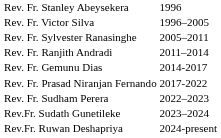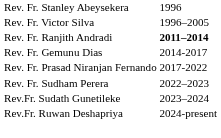- row: (70, 37)
(184, 52) normal -> (184, 37) bold
